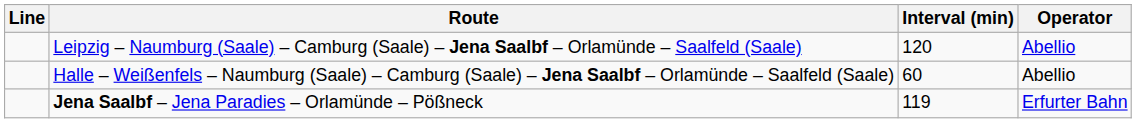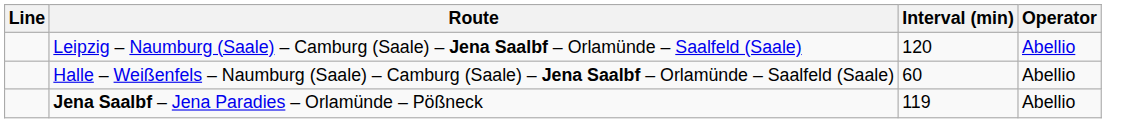(1075, 103) Erfurter Bahn -> (1049, 103) Abellio
